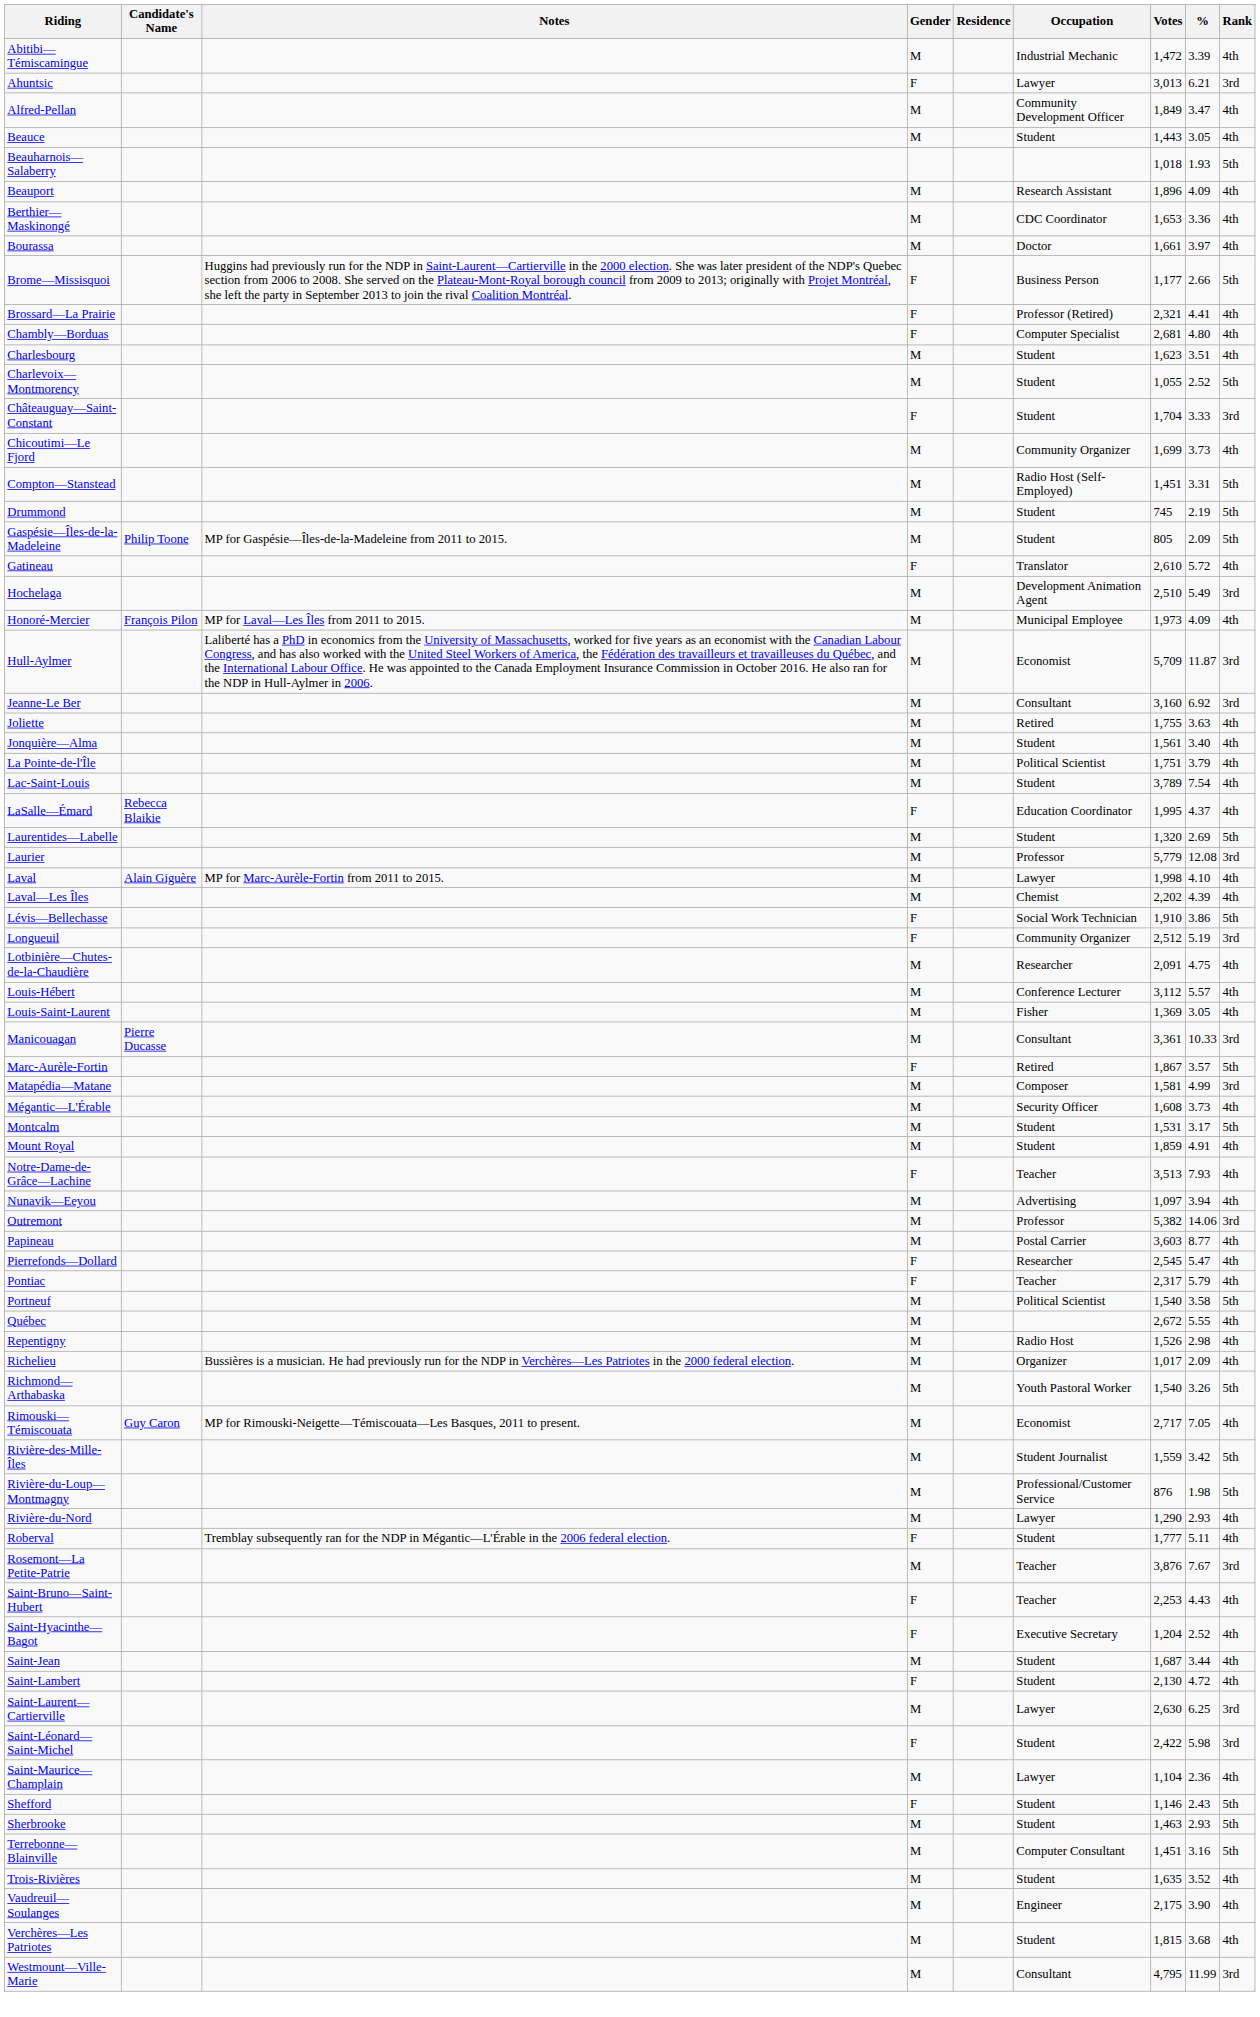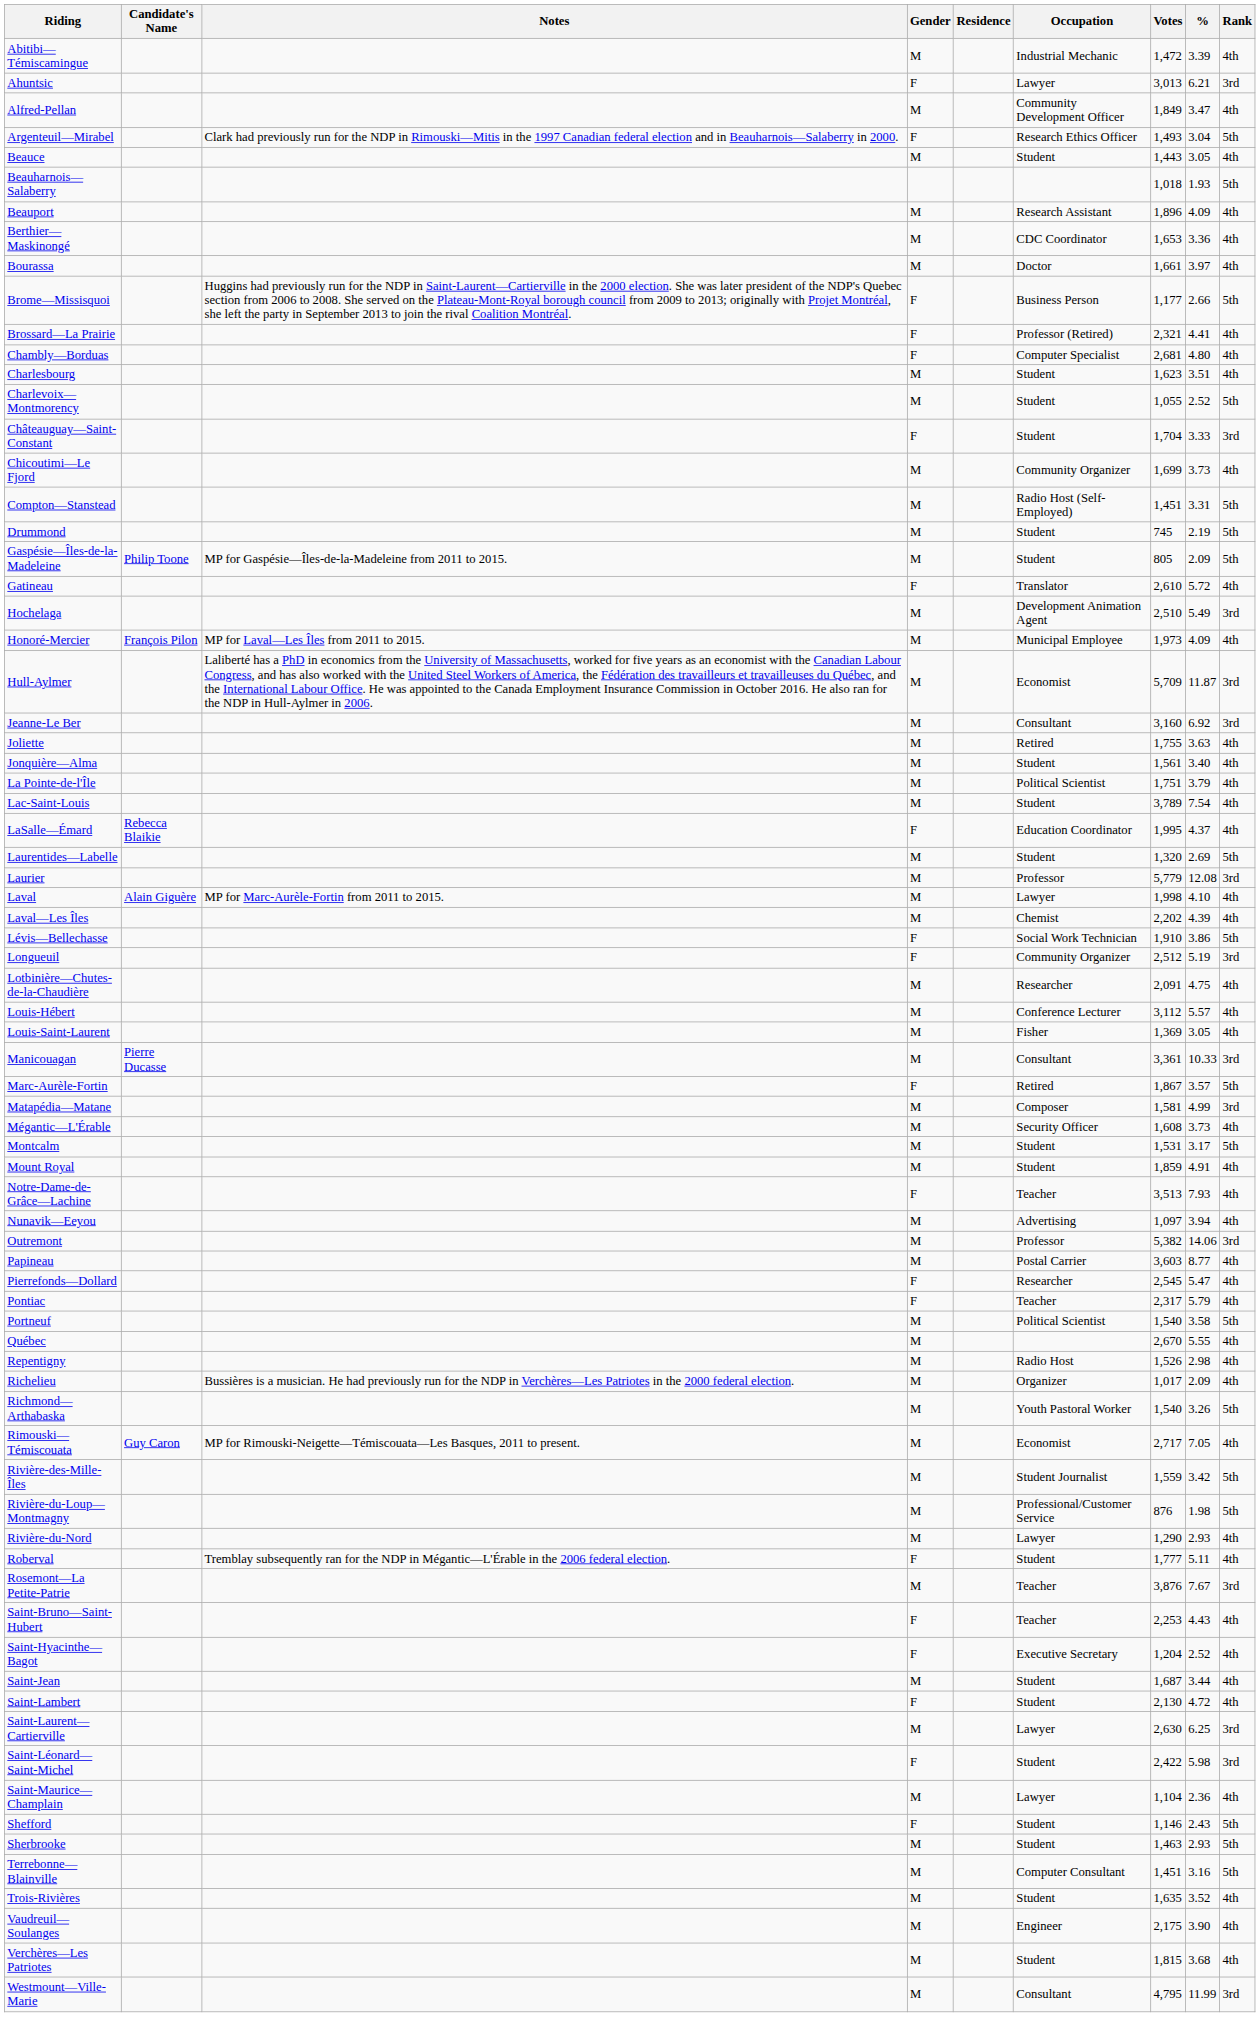+ row: (61, 137)
(1168, 1321) 2,672 -> (1168, 1341) 2,670
